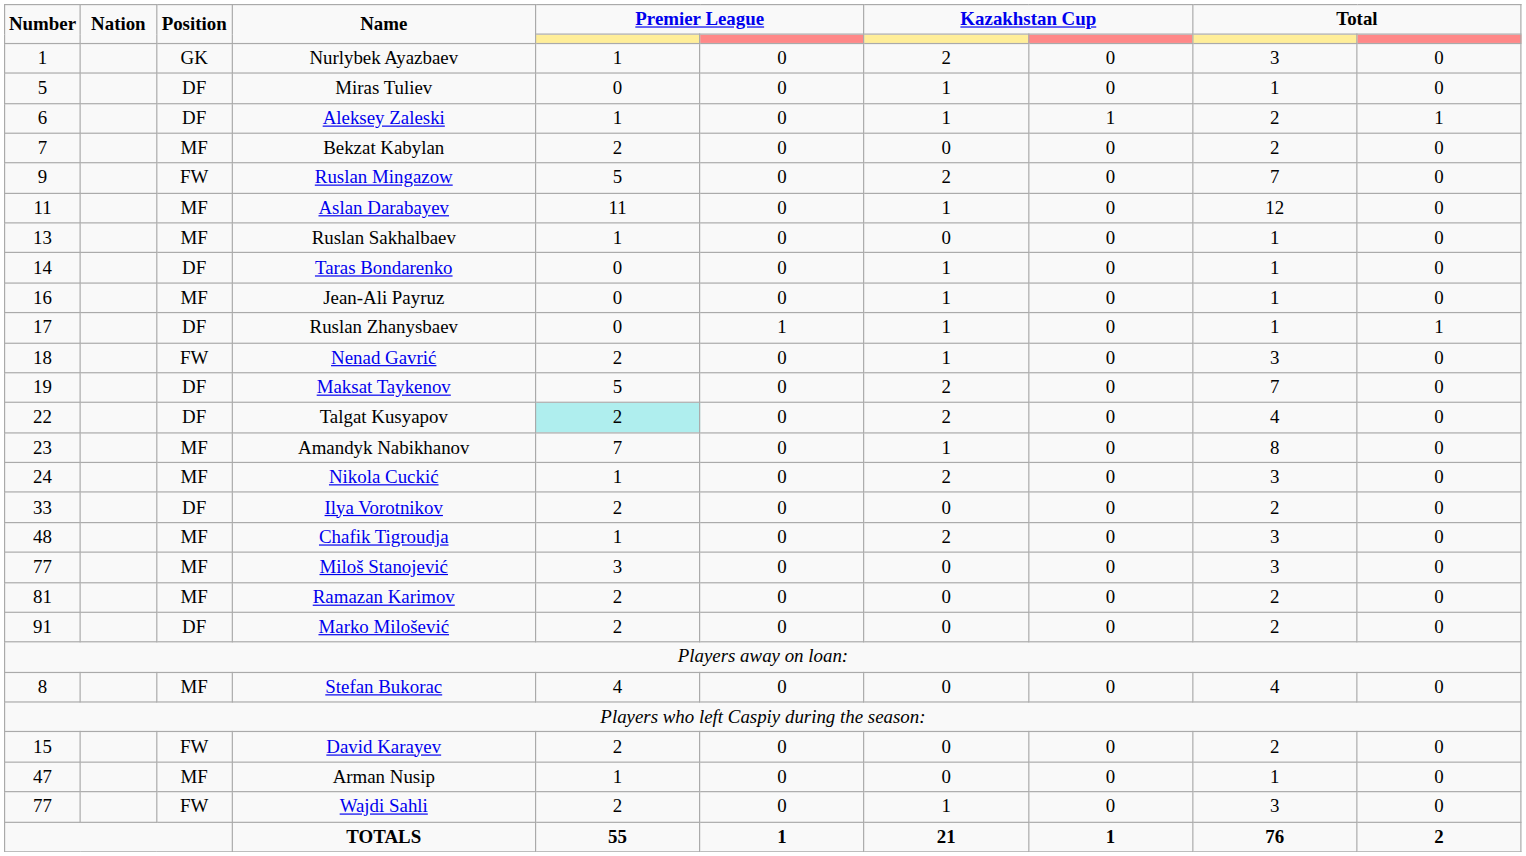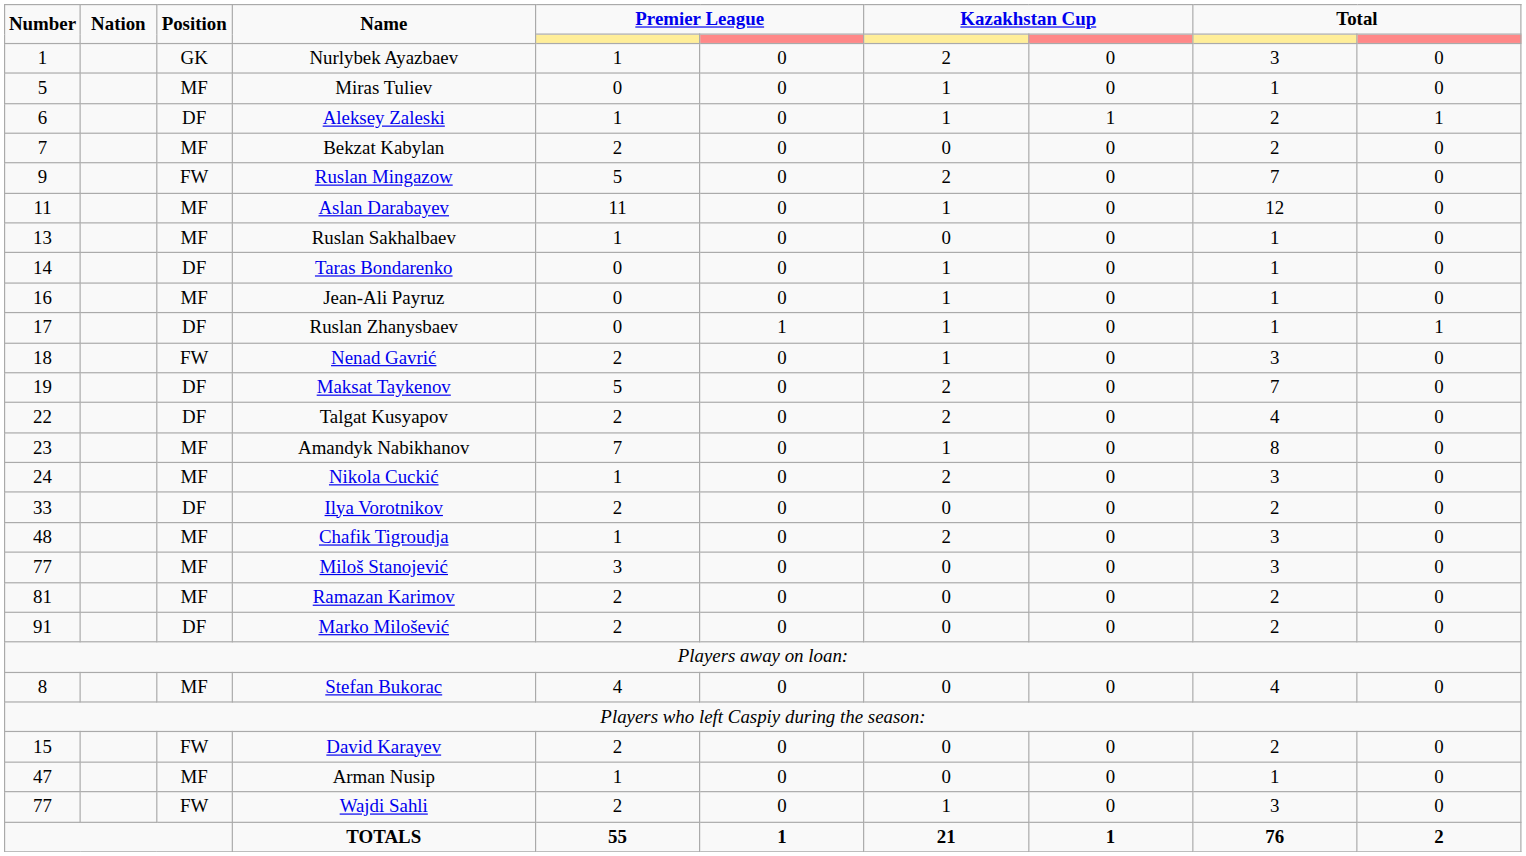(194, 88) DF -> (194, 88) MF
(618, 417) paleturquoise background -> (618, 417) no background
